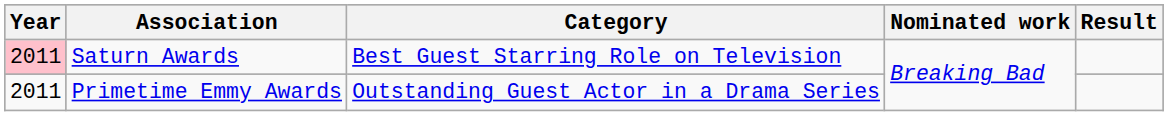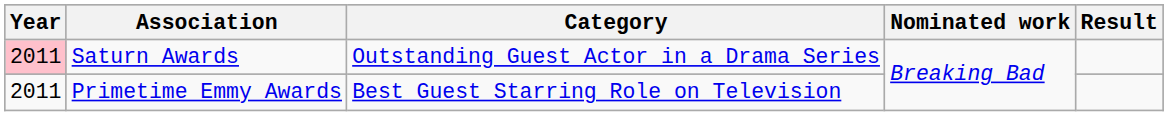(597, 57) Best Guest Starring Role on Television -> (616, 57) Outstanding Guest Actor in a Drama Series
(616, 92) Outstanding Guest Actor in a Drama Series -> (597, 92) Best Guest Starring Role on Television
